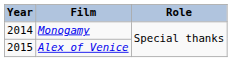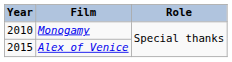(20, 31) 2014 -> (20, 31) 2010
